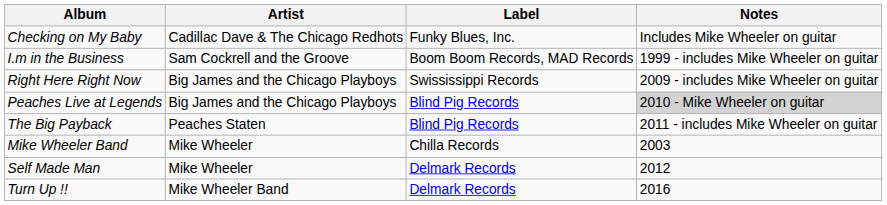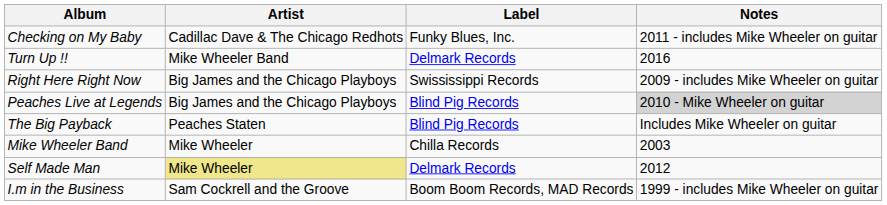(738, 37) Includes Mike Wheeler on guitar -> (759, 37) 2011 - includes Mike Wheeler on guitar
rows swapped: (66, 59) <-> (38, 189)
(759, 124) 2011 - includes Mike Wheeler on guitar -> (738, 124) Includes Mike Wheeler on guitar
(211, 168) no background -> (211, 168) khaki background
